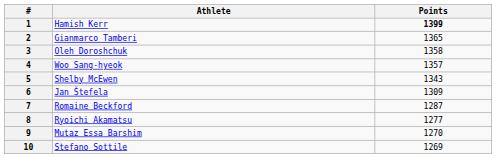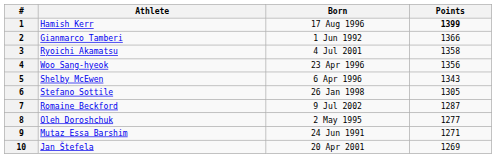+ column: (338, 11)
(433, 38) 1365 -> (450, 38) 1366
(91, 52) Oleh Doroshchuk -> (79, 52) Ryoichi Akamatsu
(433, 65) 1357 -> (450, 65) 1356
(81, 92) Jan Štefela -> (77, 92) Stefano Sottile
(433, 92) 1309 -> (450, 92) 1305
(93, 119) Ryoichi Akamatsu -> (77, 119) Oleh Doroshchuk
(433, 133) 1270 -> (450, 133) 1271
(91, 146) Stefano Sottile -> (67, 146) Jan Štefela
